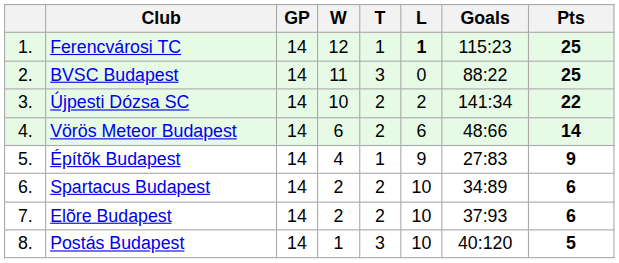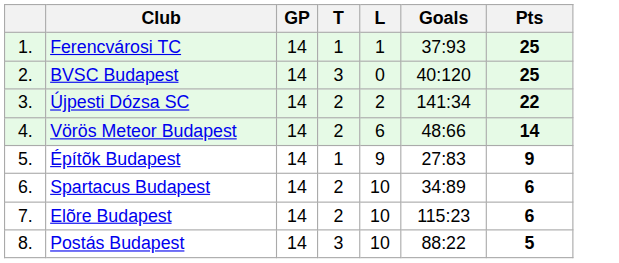- column: (338, 18)
(421, 46) bold -> (380, 46) normal
(485, 46) 115:23 -> (444, 46) 37:93
(485, 74) 88:22 -> (444, 74) 40:120
(485, 215) 37:93 -> (444, 215) 115:23
(485, 243) 40:120 -> (444, 243) 88:22
